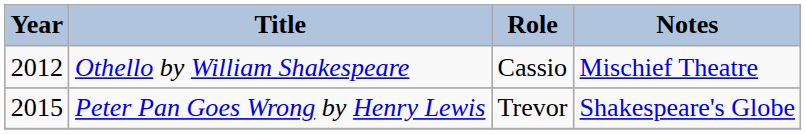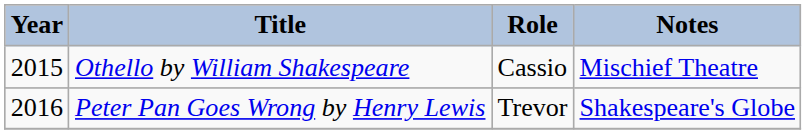(37, 66) 2012 -> (37, 66) 2015
(37, 107) 2015 -> (37, 107) 2016
